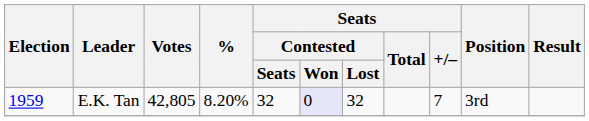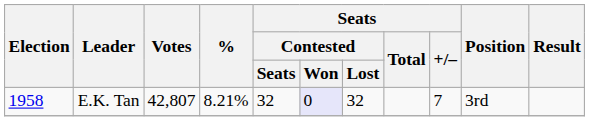(26, 101) 1959 -> (26, 101) 1958
(172, 101) 42,805 -> (172, 101) 42,807
(226, 101) 8.20% -> (226, 101) 8.21%
